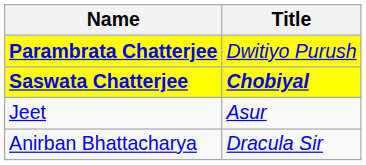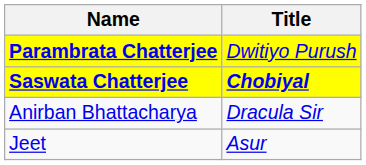rows swapped: (103, 143) <-> (28, 112)
